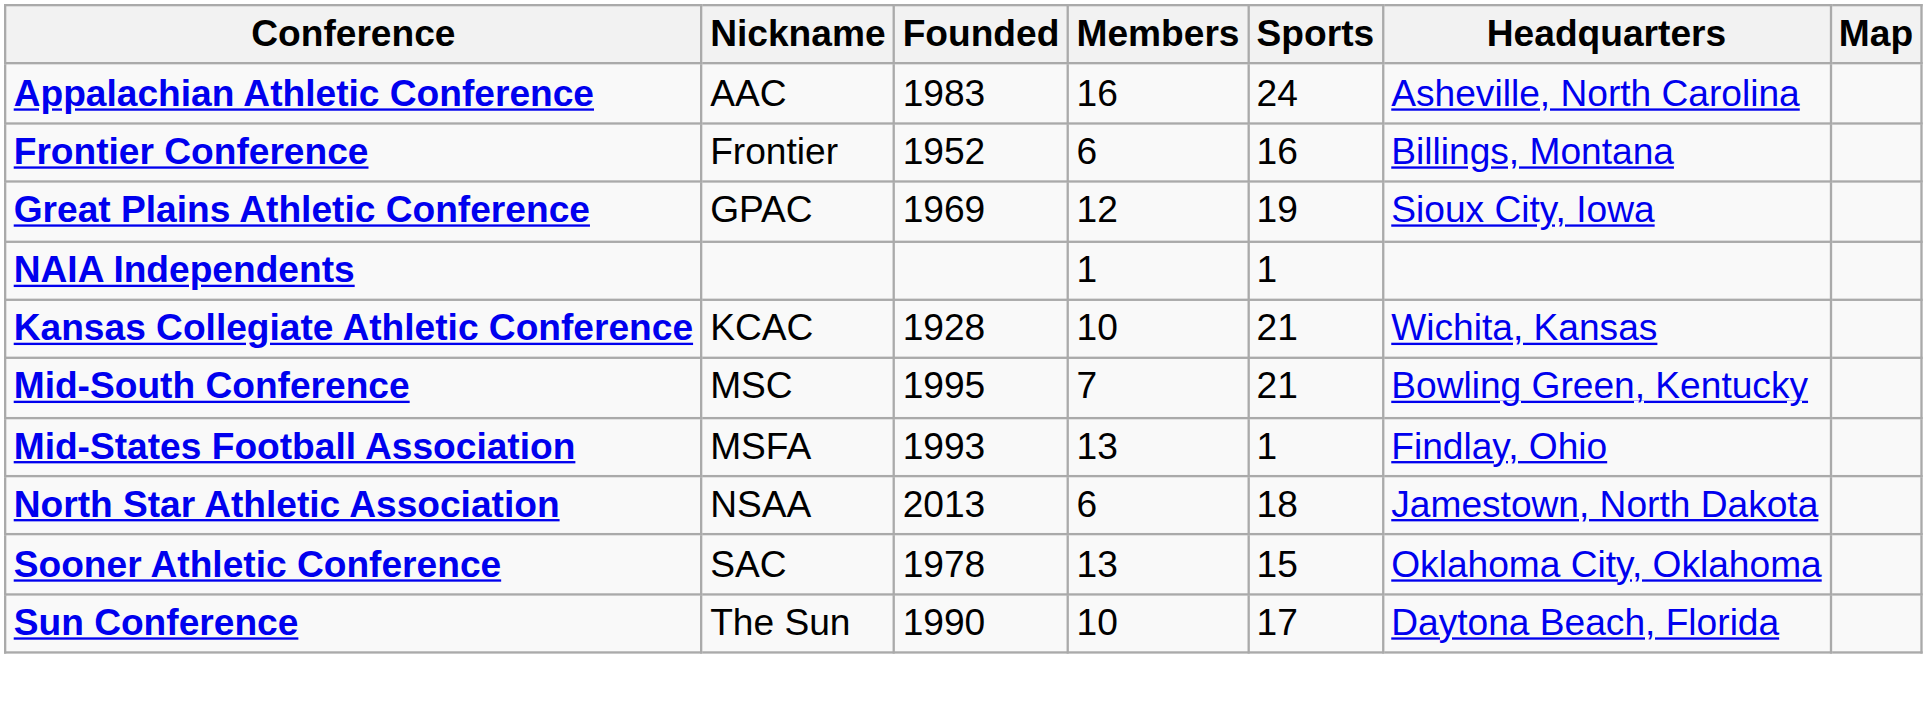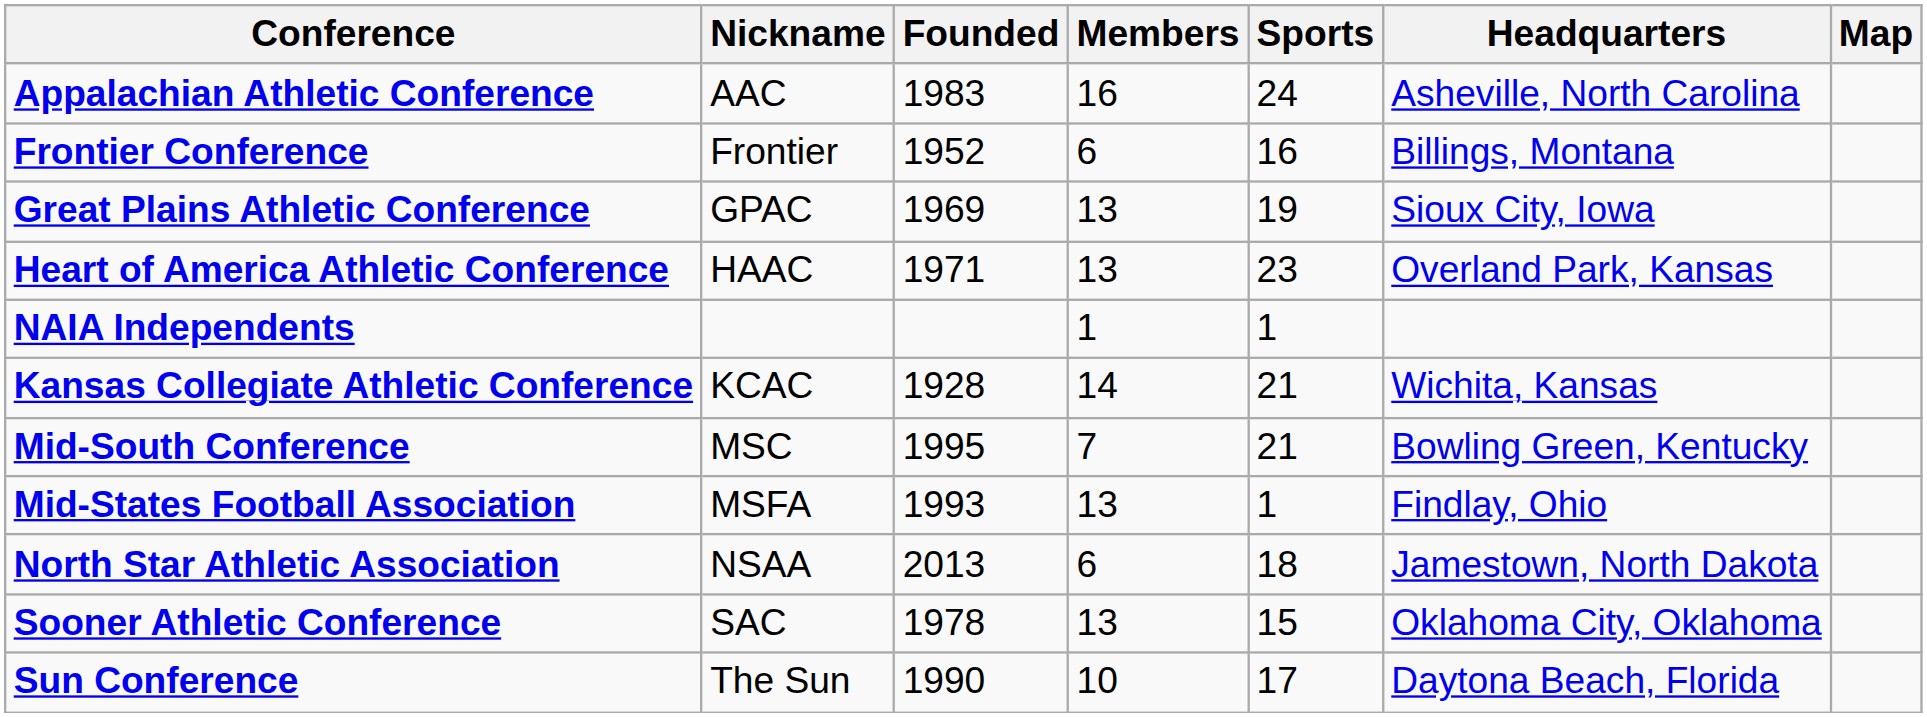(1097, 210) 12 -> (1097, 210) 13
+ row: (341, 269)
(1097, 328) 10 -> (1097, 387) 14
